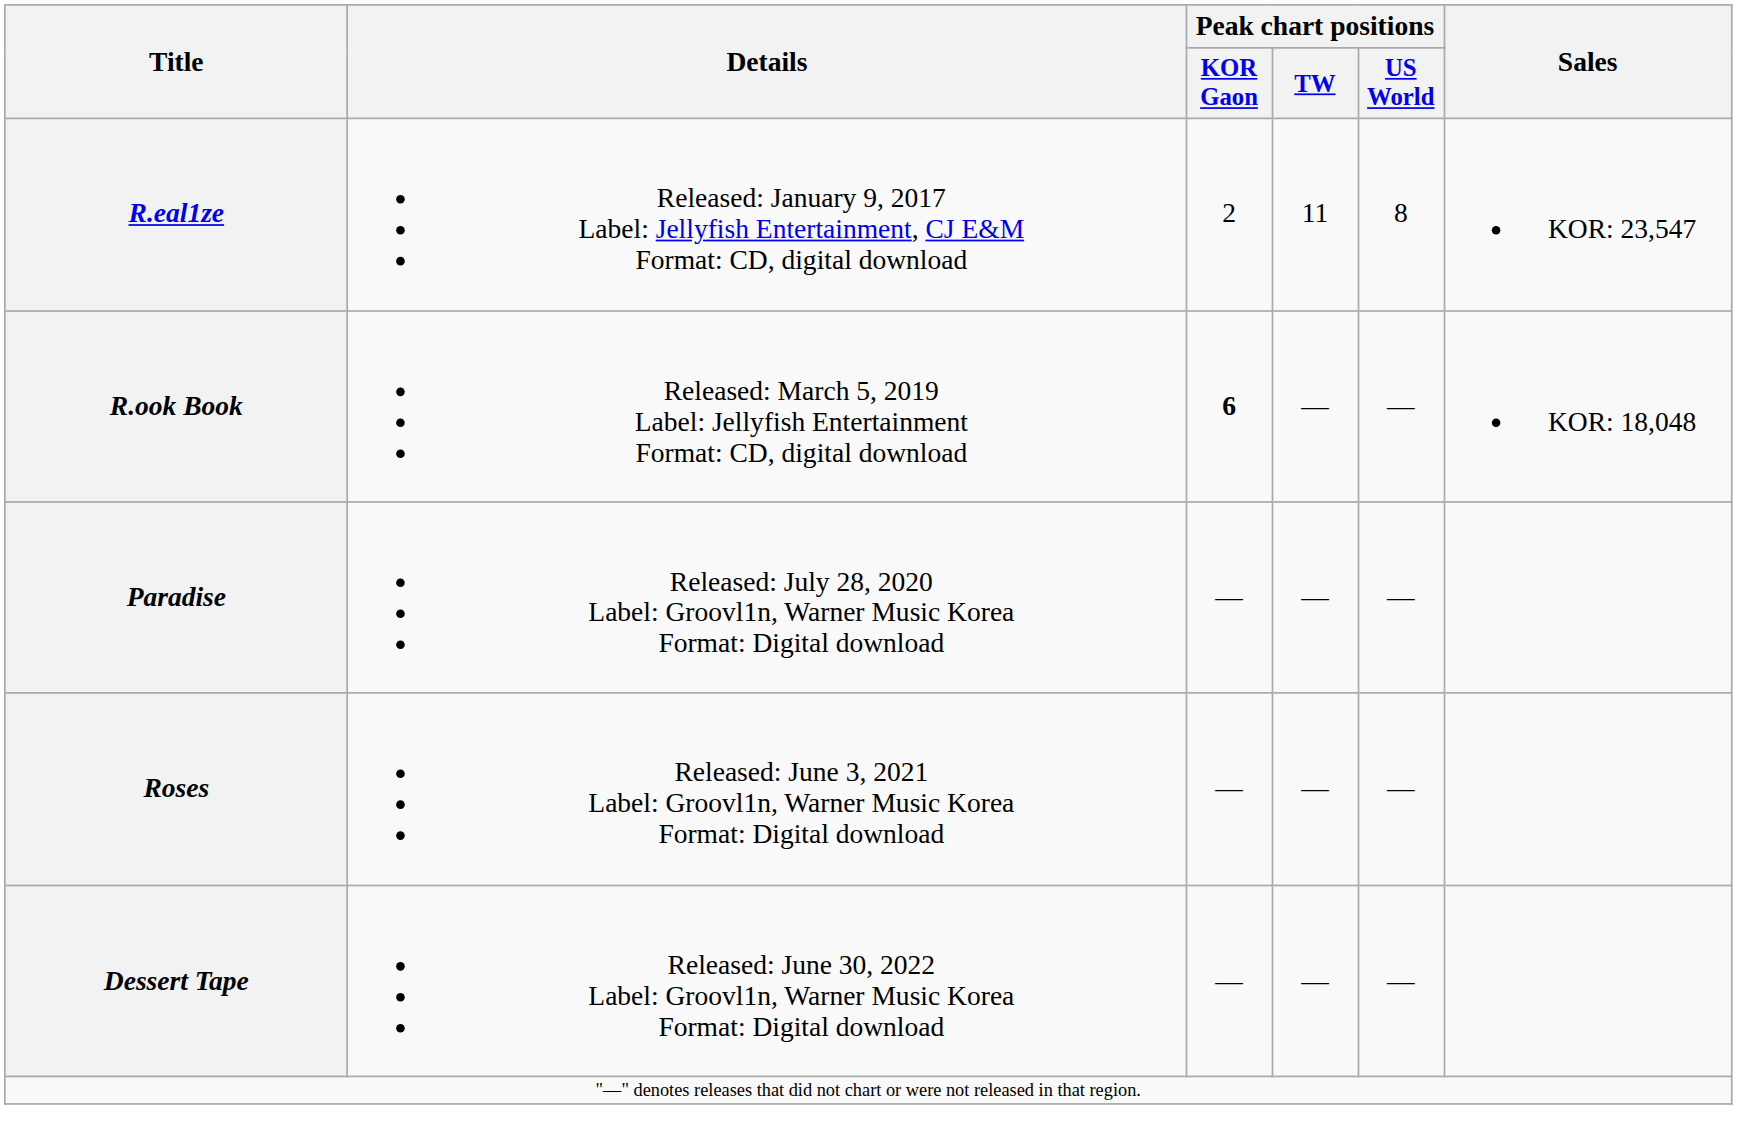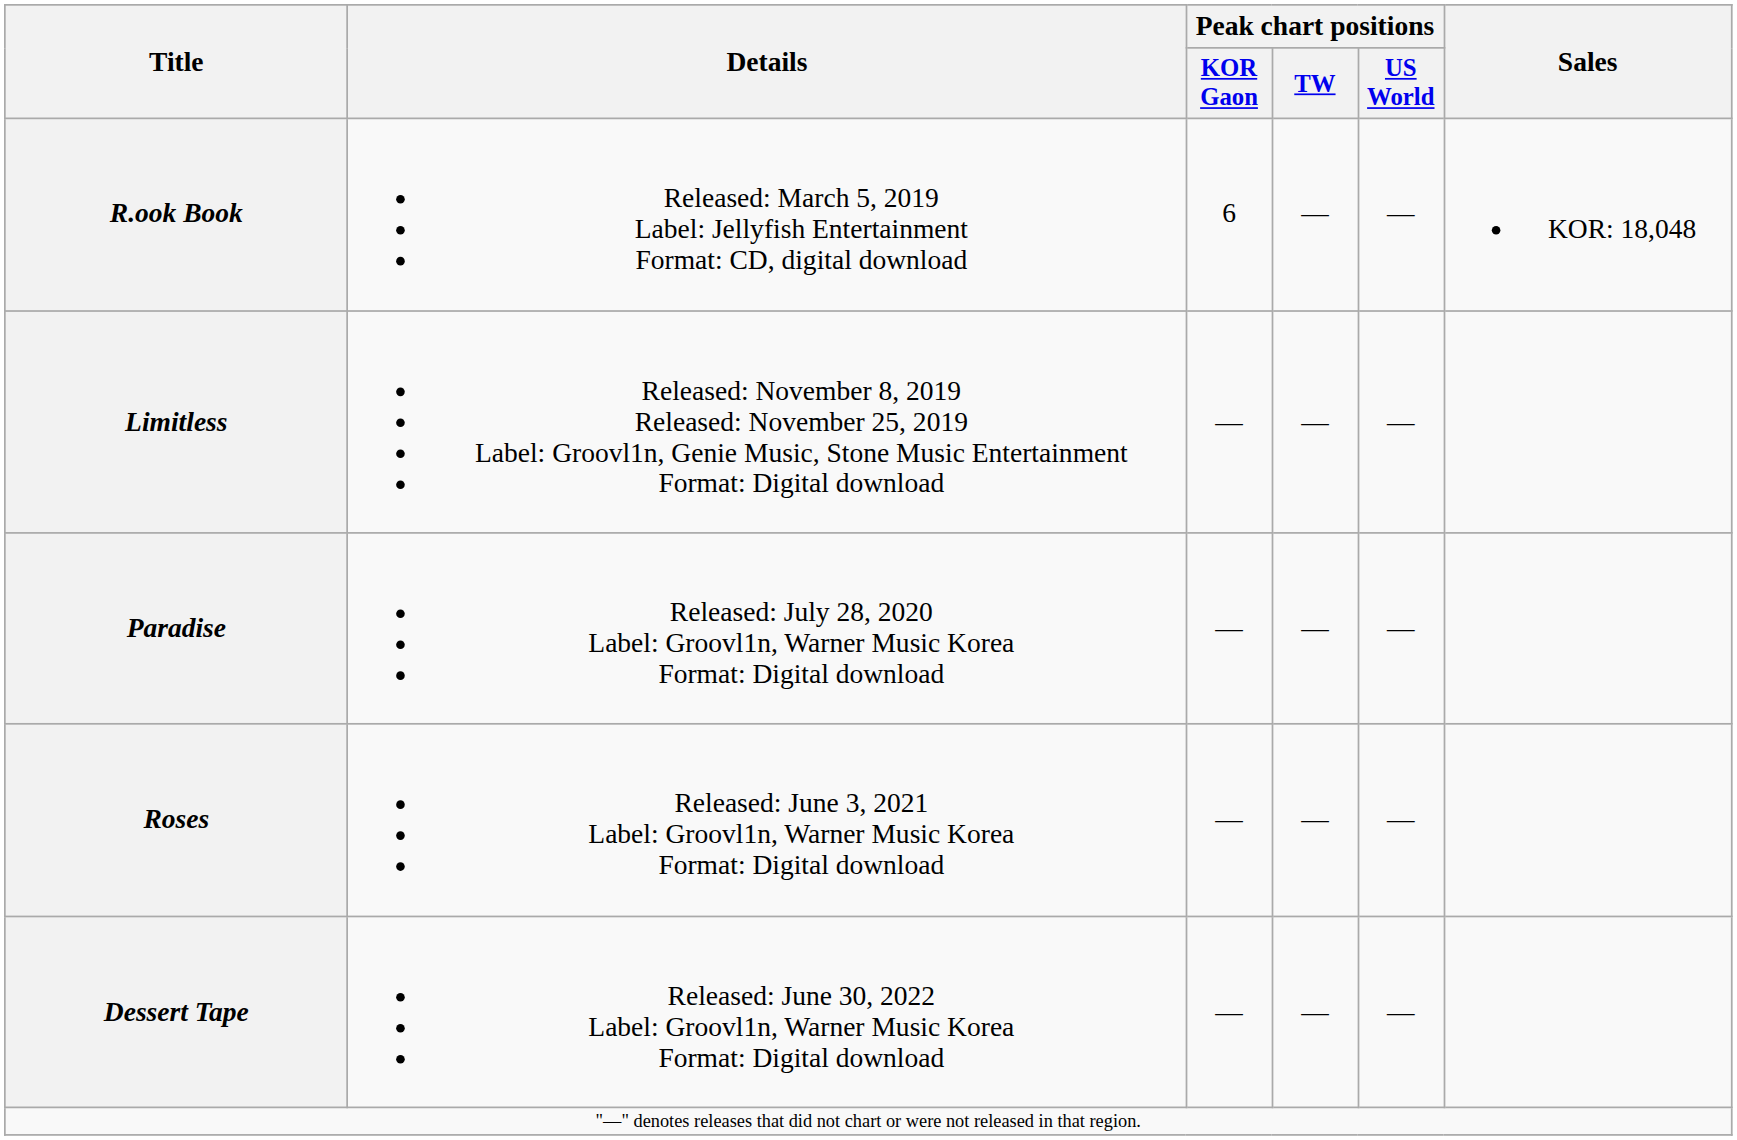- row: (176, 214)
(1229, 405) bold -> (1229, 214) normal
+ row: (176, 421)
